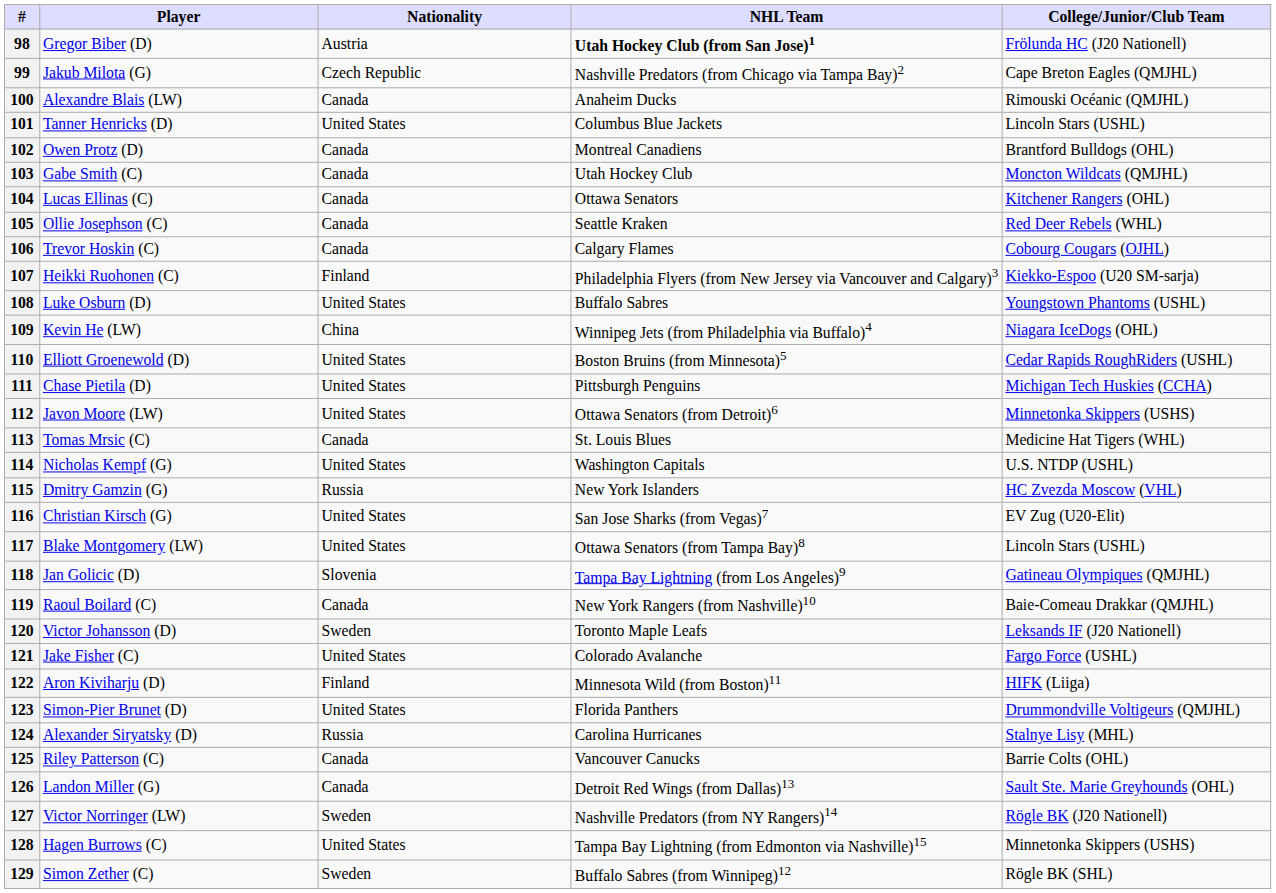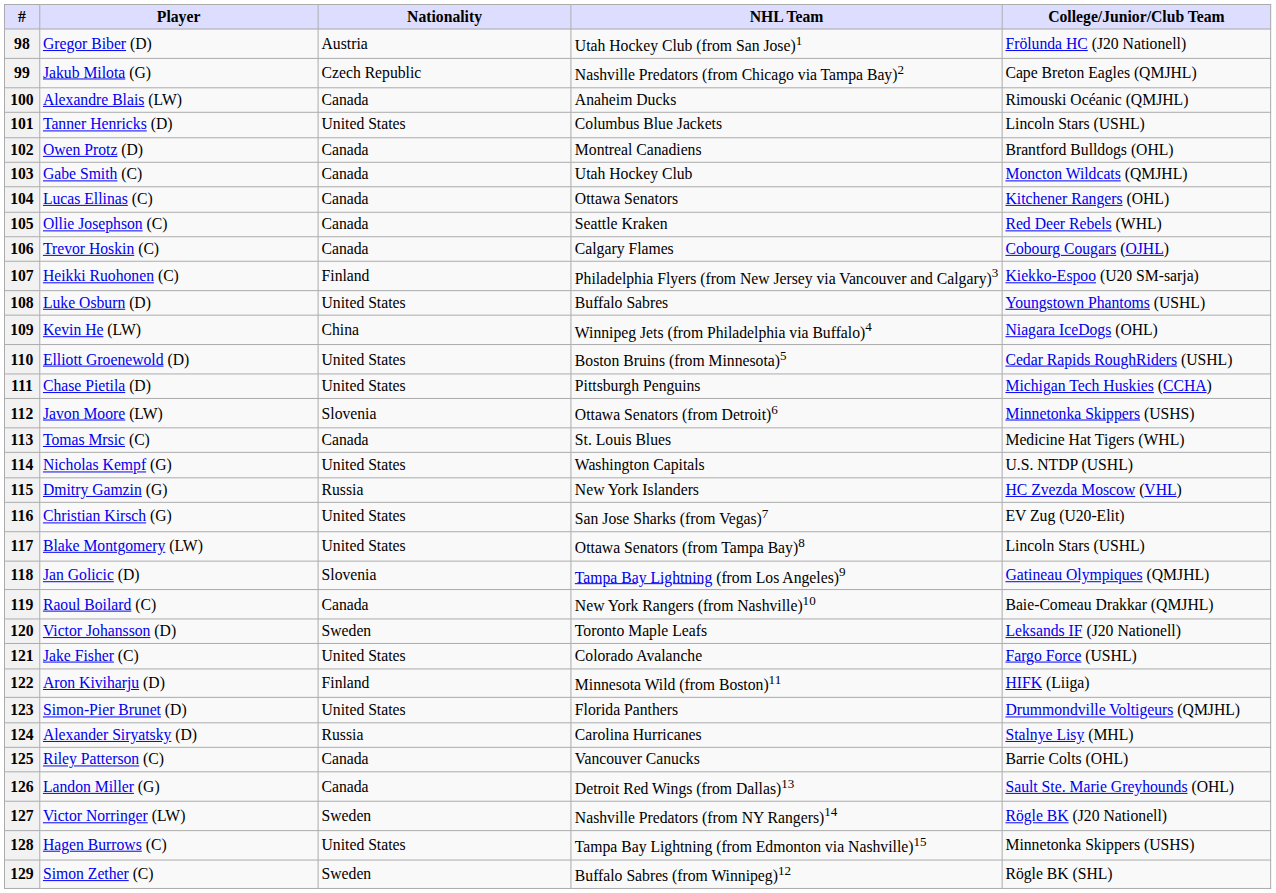(695, 43) bold -> (689, 43) normal
(364, 413) United States -> (349, 413) Slovenia
